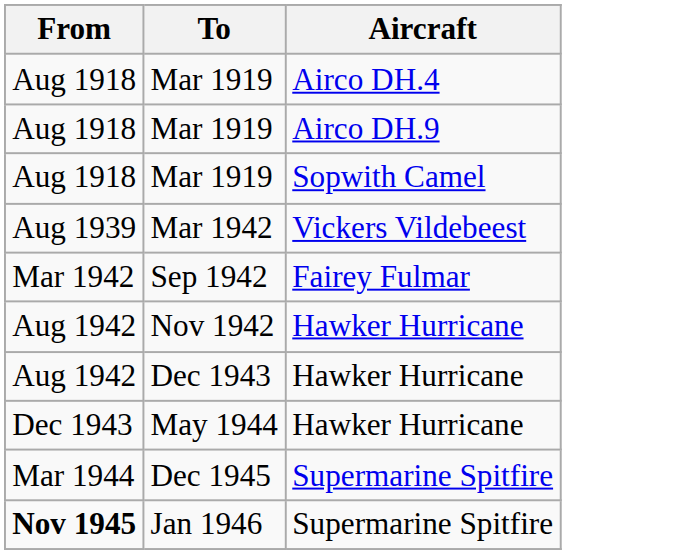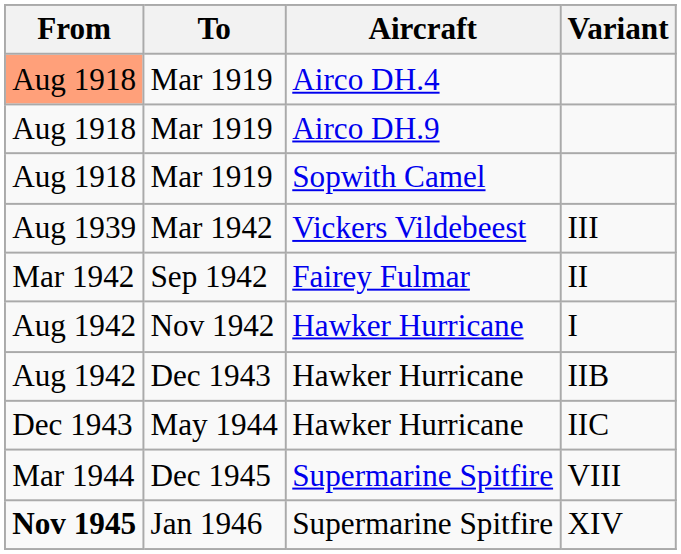+ column: (618, 29)
(74, 78) no background -> (74, 78) lightsalmon background
